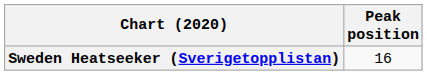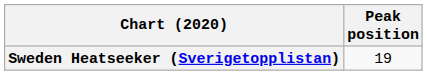(383, 58) 16 -> (383, 58) 19
